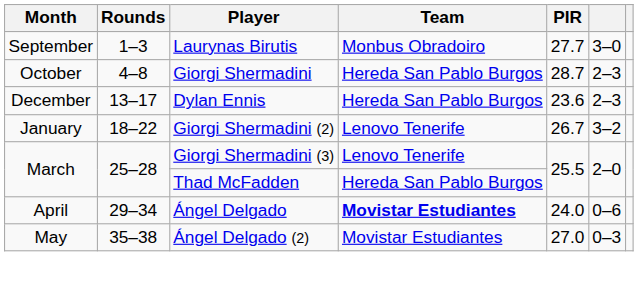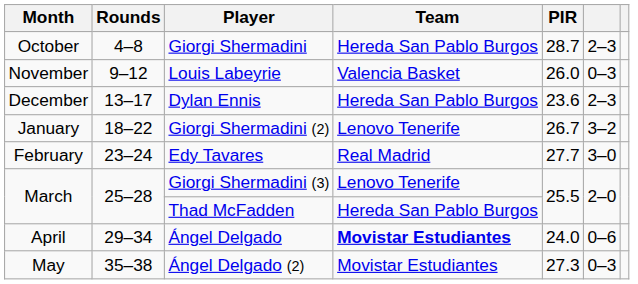- row: (235, 45)
+ row: (225, 73)
+ row: (216, 155)
(568, 237) 27.0 -> (563, 264) 27.3
